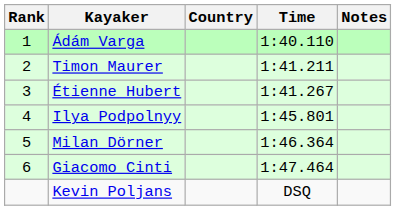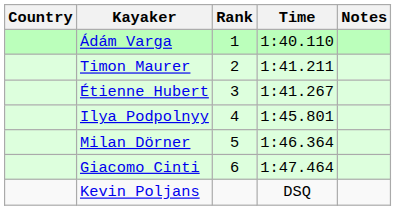columns swapped: (27, 17) <-> (221, 17)
